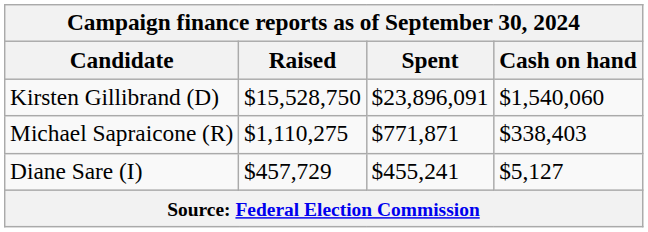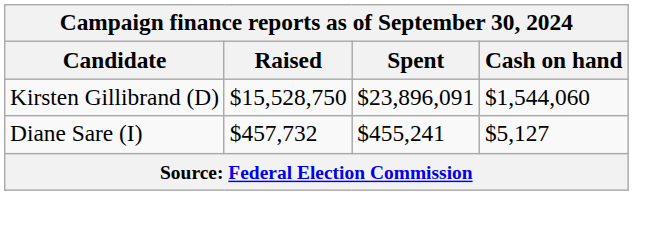(552, 97) $1,540,060 -> (537, 97) $1,544,060
- row: (122, 134)
(288, 171) $457,729 -> (274, 134) $457,732
